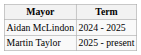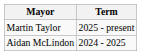rows swapped: (40, 27) <-> (34, 43)
